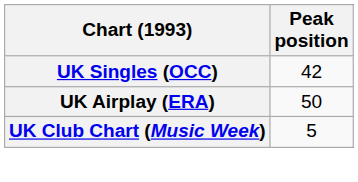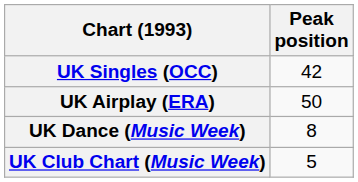+ row: (137, 131)
